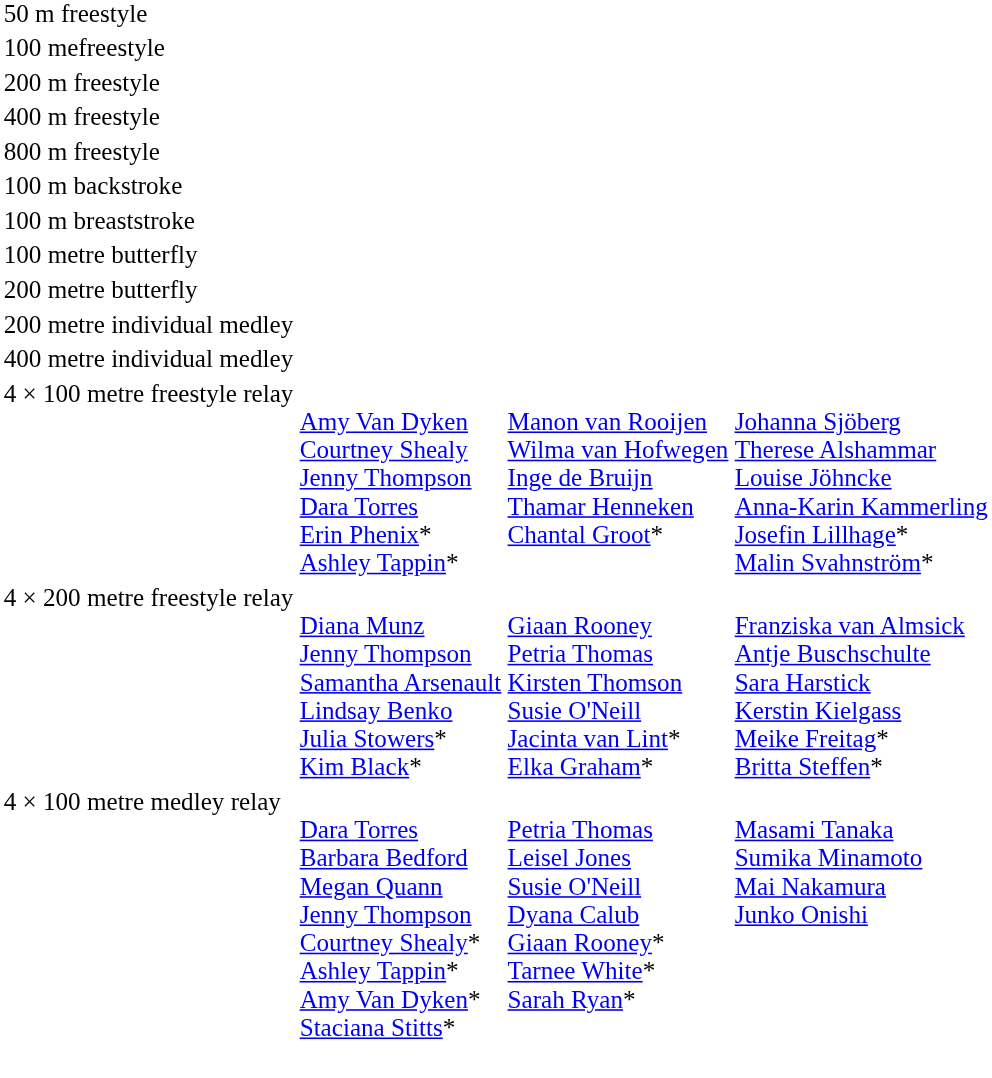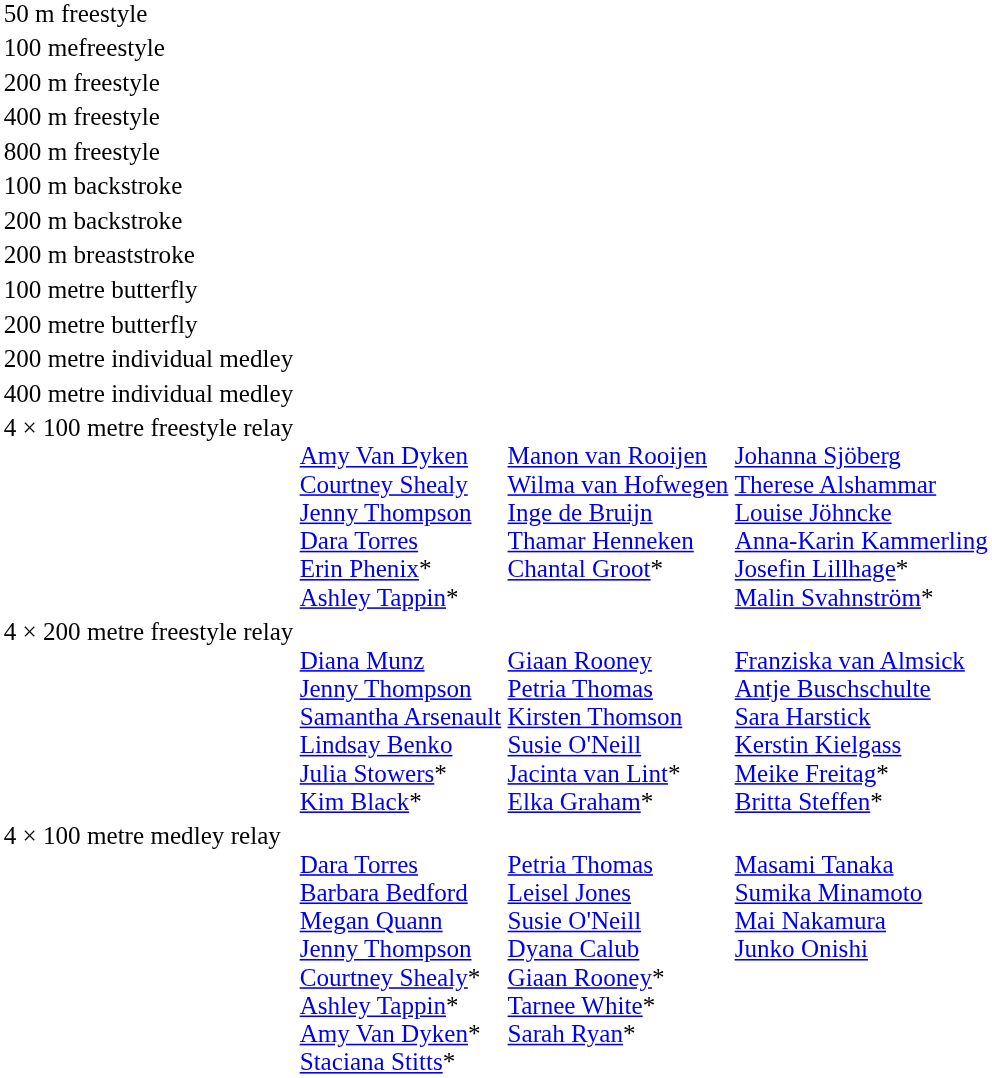+ row: (93, 220)
- row: (99, 220)
+ row: (99, 255)
